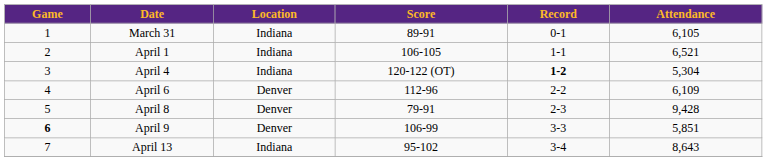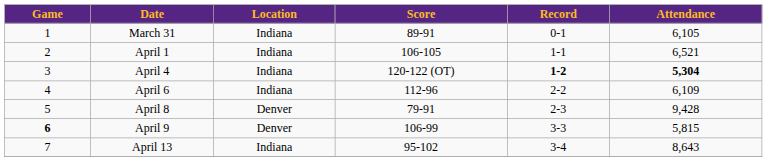(686, 71) normal -> (686, 71) bold
(274, 90) Denver -> (274, 90) Indiana
(686, 128) 5,851 -> (686, 128) 5,815
